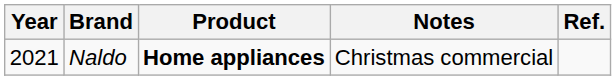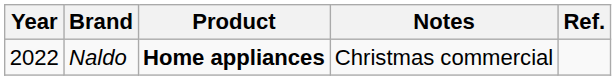(34, 57) 2021 -> (34, 57) 2022
